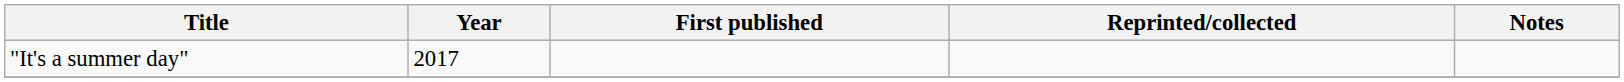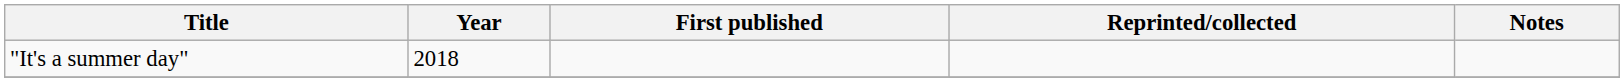(436, 58) 2017 -> (436, 58) 2018
